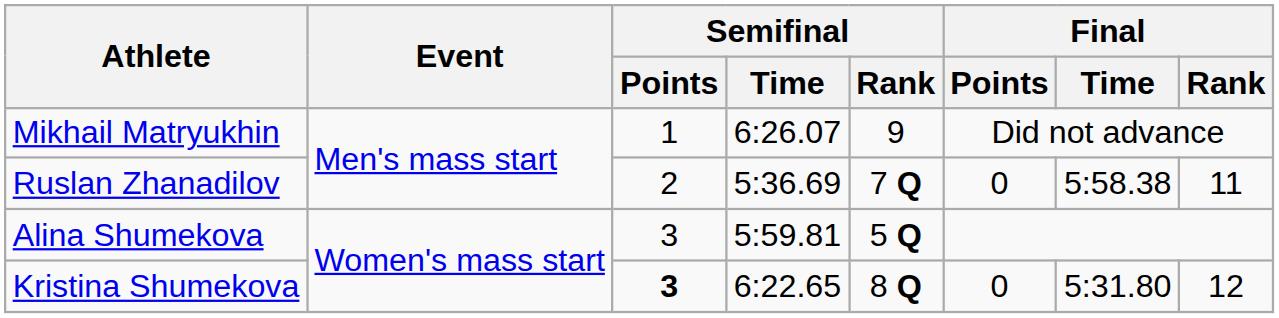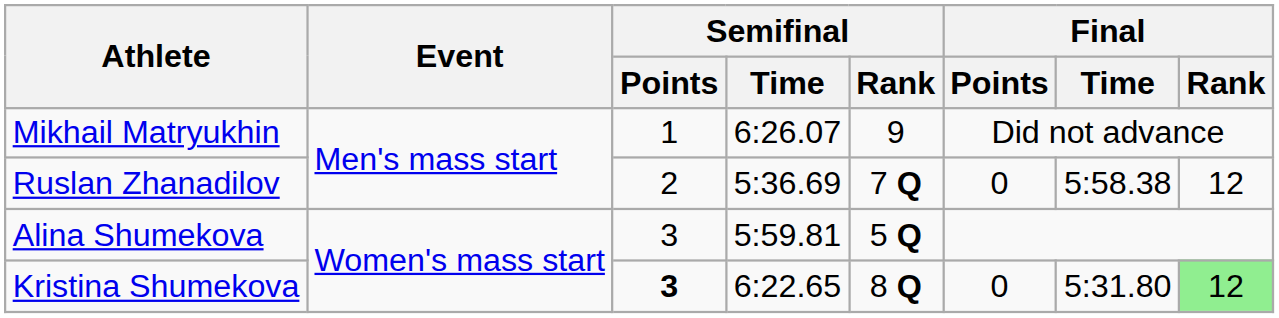(1226, 184) 11 -> (1226, 184) 12
(1226, 286) no background -> (1226, 286) lightgreen background
